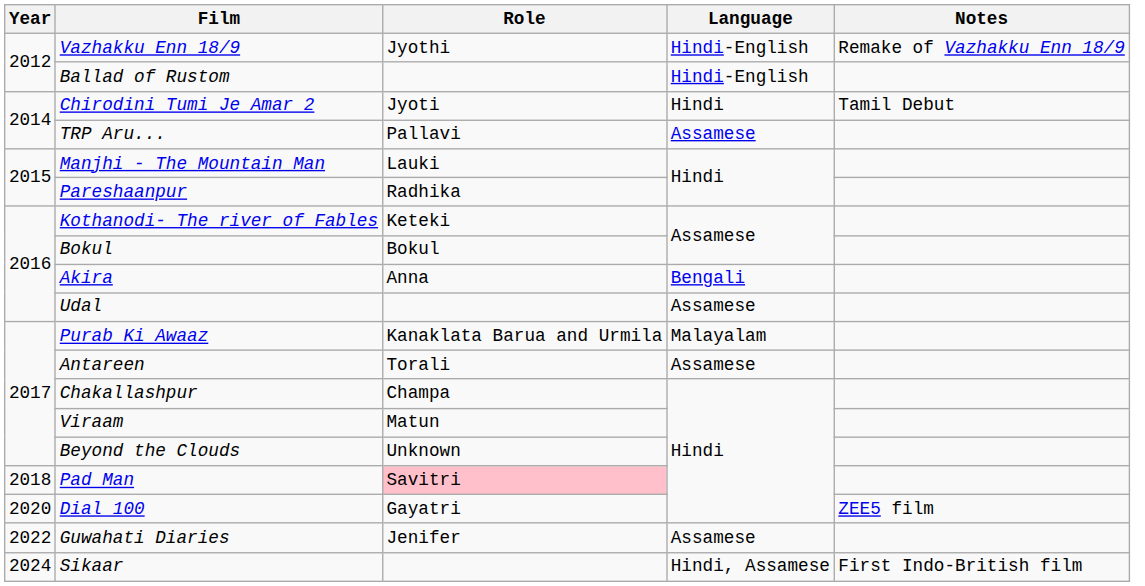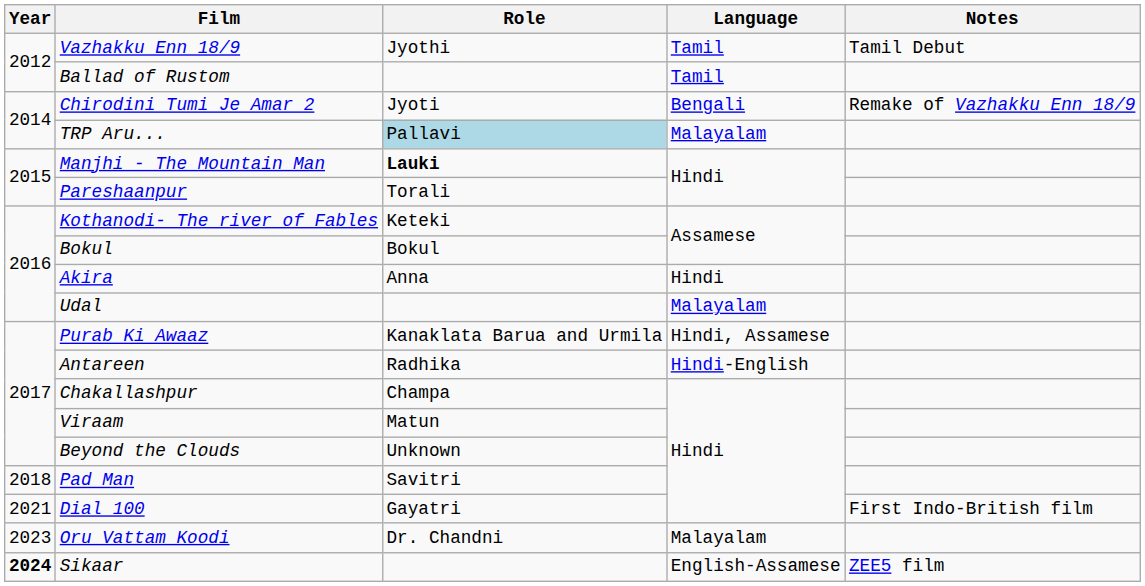(740, 48) Hindi-English -> (697, 48) Tamil
(982, 48) Remake of Vazhakku Enn 18/9 -> (907, 48) Tamil Debut
(740, 77) Hindi-English -> (697, 77) Tamil
(697, 106) Hindi -> (708, 106) Bengali
(897, 106) Tamil Debut -> (992, 106) Remake of Vazhakku Enn 18/9
(424, 134) no background -> (424, 134) lightblue background
(713, 134) Assamese -> (719, 134) Malayalam
(413, 163) normal -> (413, 163) bold
(424, 192) Radhika -> (418, 192) Torali
(708, 278) Bengali -> (697, 278) Hindi
(713, 307) Assamese -> (719, 307) Malayalam
(719, 336) Malayalam -> (750, 336) Hindi, Assamese
(418, 365) Torali -> (424, 365) Radhika
(713, 365) Assamese -> (740, 365) Hindi-English
(424, 480) pink background -> (424, 480) no background
(30, 509) 2020 -> (30, 509) 2021
(886, 509) ZEE5 film -> (971, 509) First Indo-British film
- row: (145, 538)
+ row: (145, 538)
(30, 567) normal -> (30, 567) bold
(750, 567) Hindi, Assamese -> (756, 567) English-Assamese
(960, 567) First Indo-British film -> (897, 567) ZEE5 film
